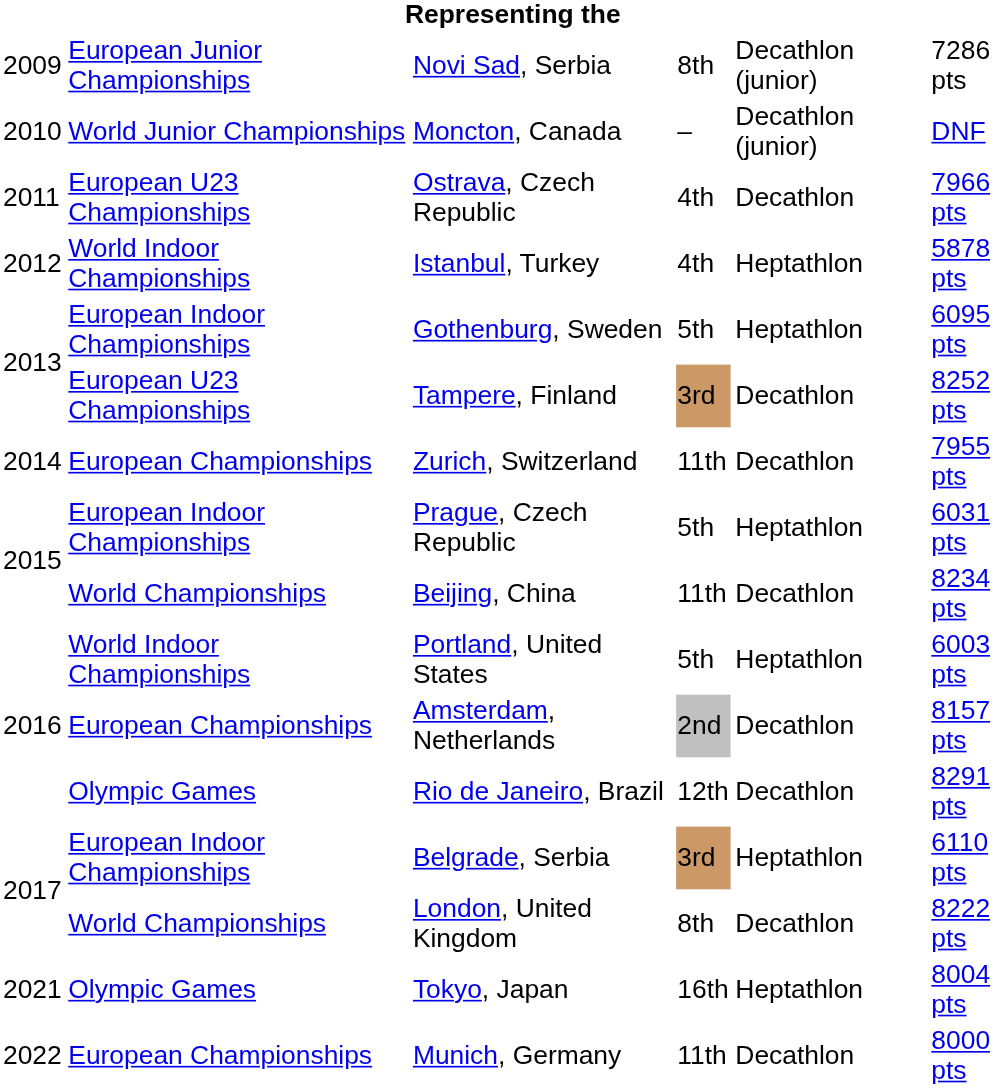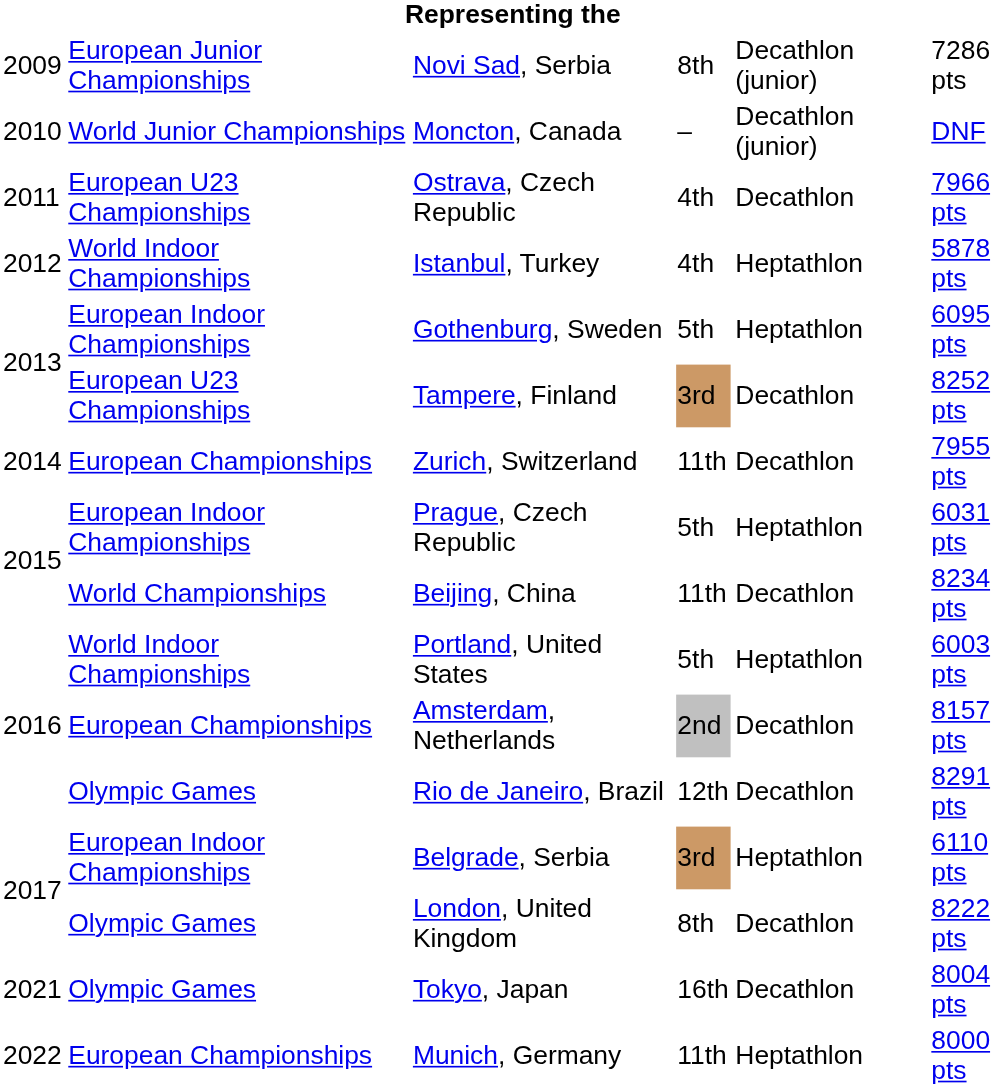(197, 923) World Championships -> (162, 923) Olympic Games
(799, 989) Heptathlon -> (795, 989) Decathlon
(795, 1055) Decathlon -> (799, 1055) Heptathlon
